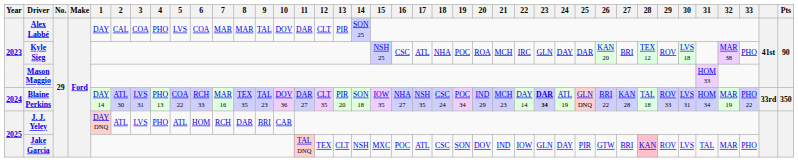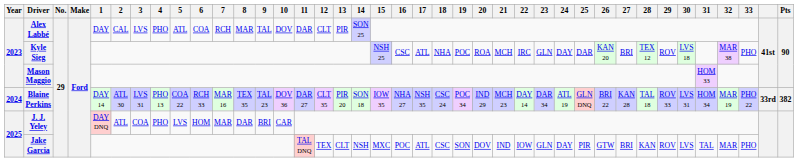(140, 29) COA -> (140, 29) LVS
(180, 29) LVS -> (180, 29) ATL
(223, 29) MAR -> (223, 29) RCH
(545, 99) bold -> (544, 99) normal
(786, 99) 350 -> (785, 99) 382
(140, 122) LVS -> (140, 122) COA
(180, 122) ATL -> (180, 122) LVS
(223, 122) RCH -> (223, 122) MAR
(648, 145) pink background -> (647, 145) no background
